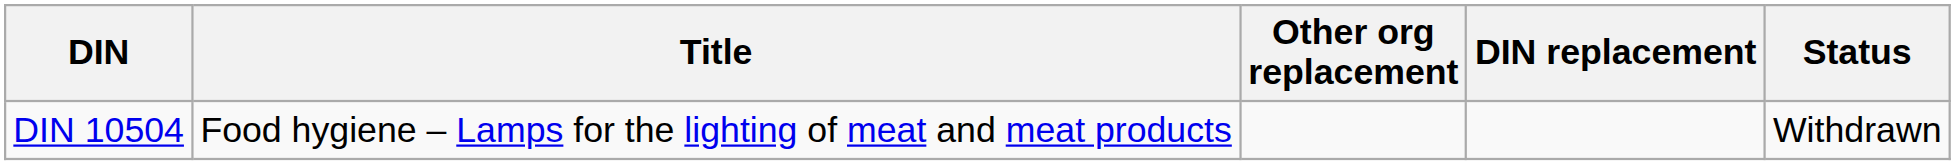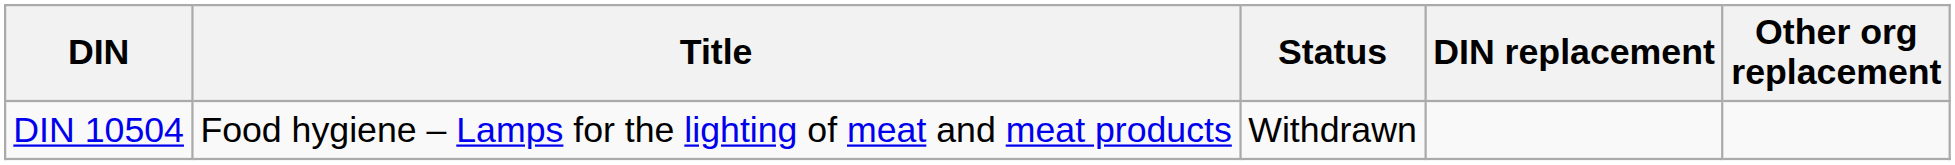columns swapped: (1857, 52) <-> (1353, 52)
